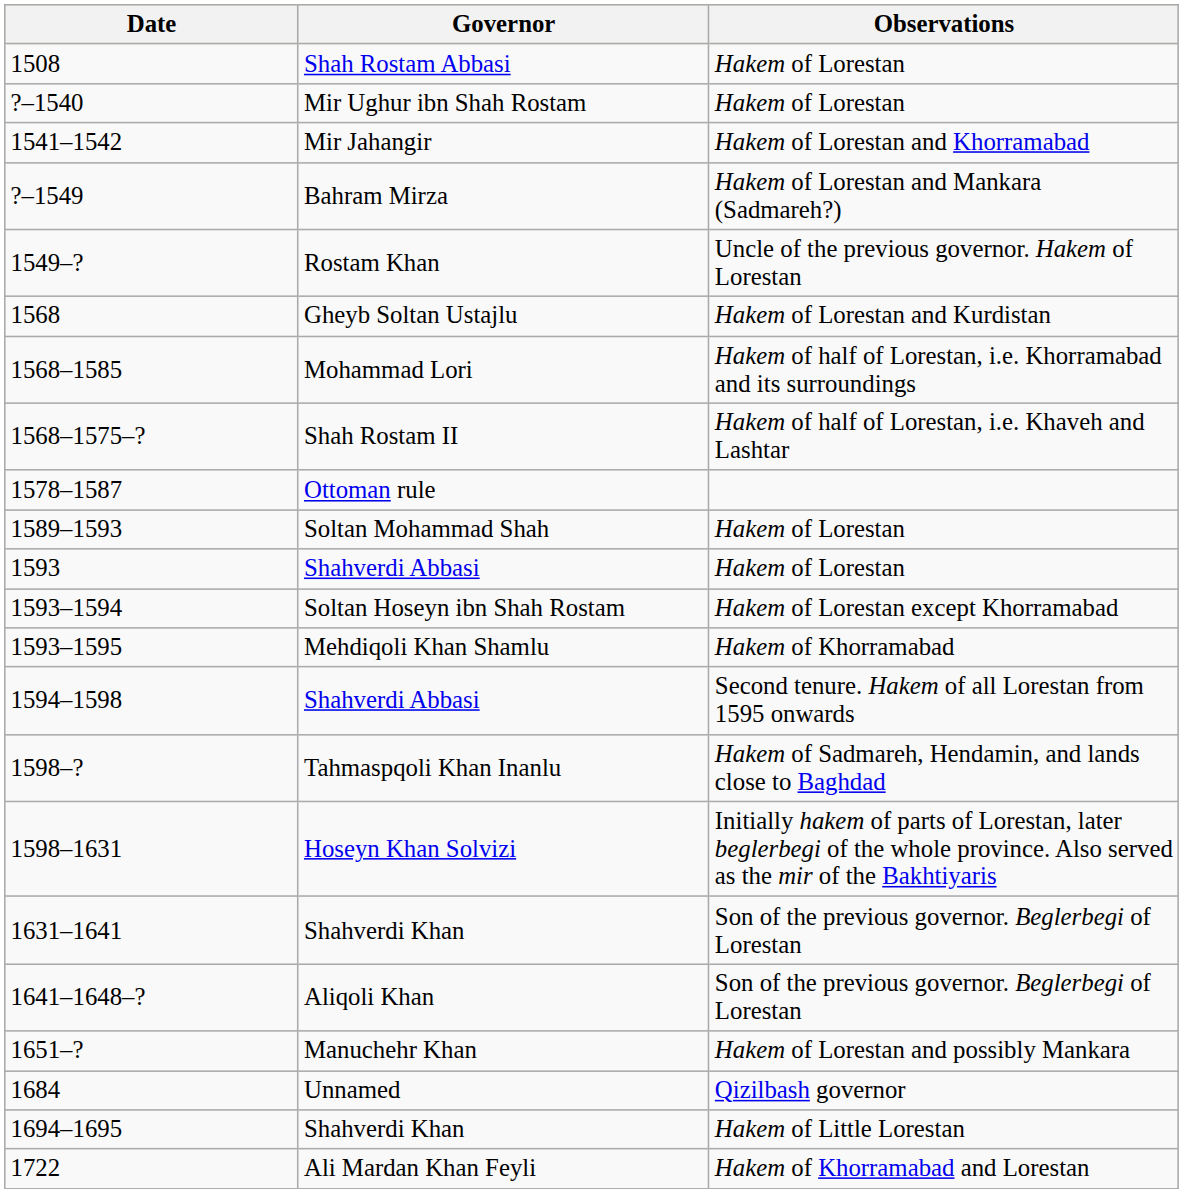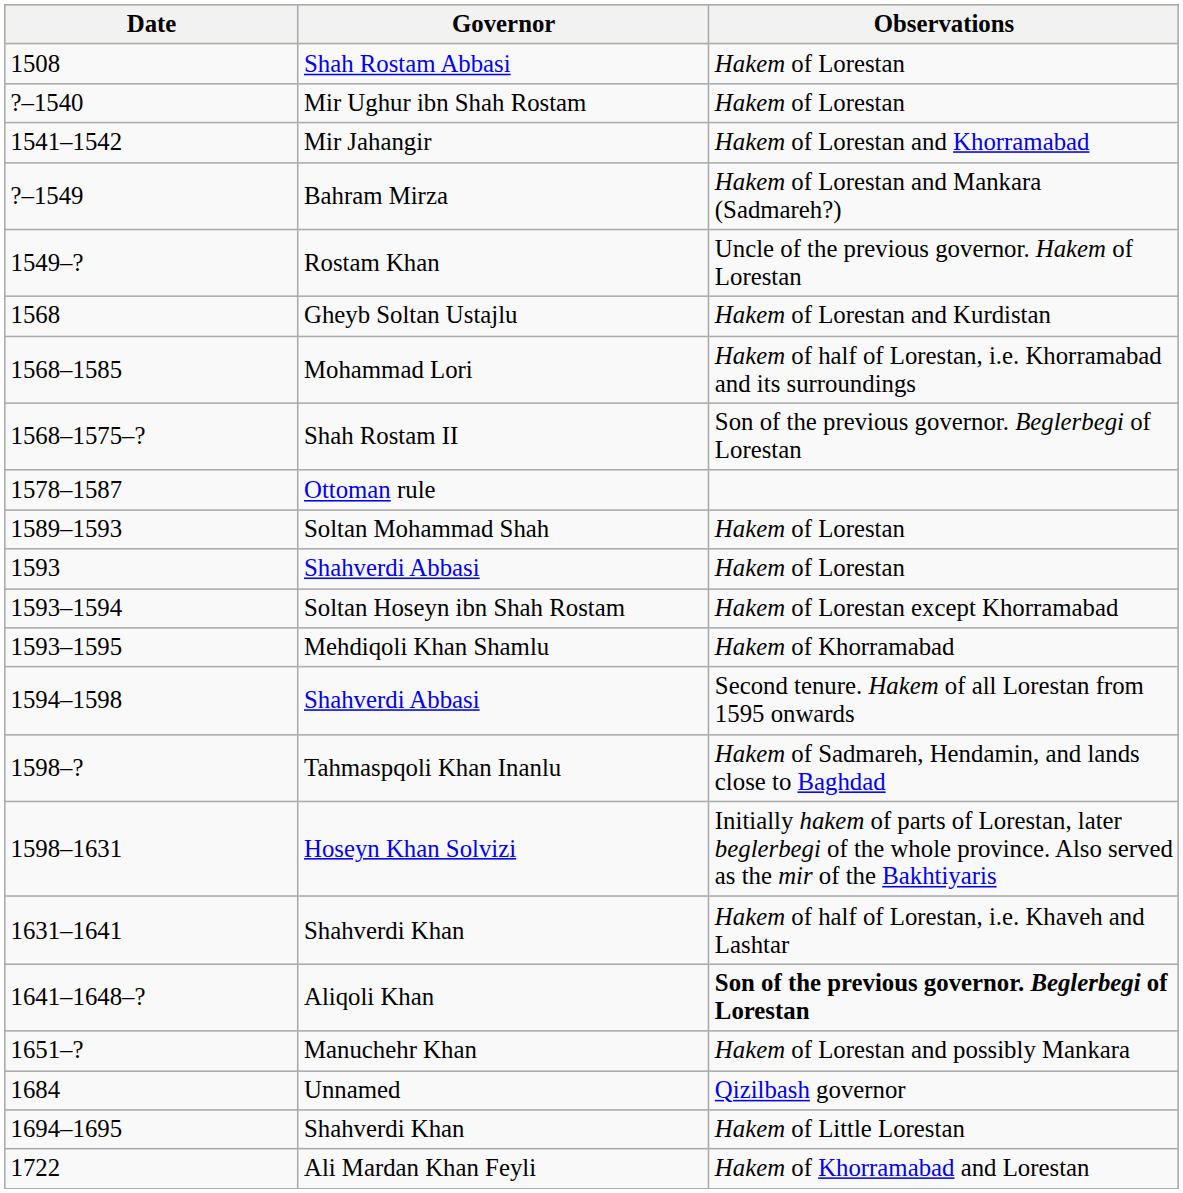(930, 436) Hakem of half of Lorestan, i.e. Khaveh and Lashtar -> (933, 436) Son of the previous governor. Beglerbegi of Lorestan
(933, 929) Son of the previous governor. Beglerbegi of Lorestan -> (930, 929) Hakem of half of Lorestan, i.e. Khaveh and Lashtar
(933, 997) normal -> (941, 997) bold
